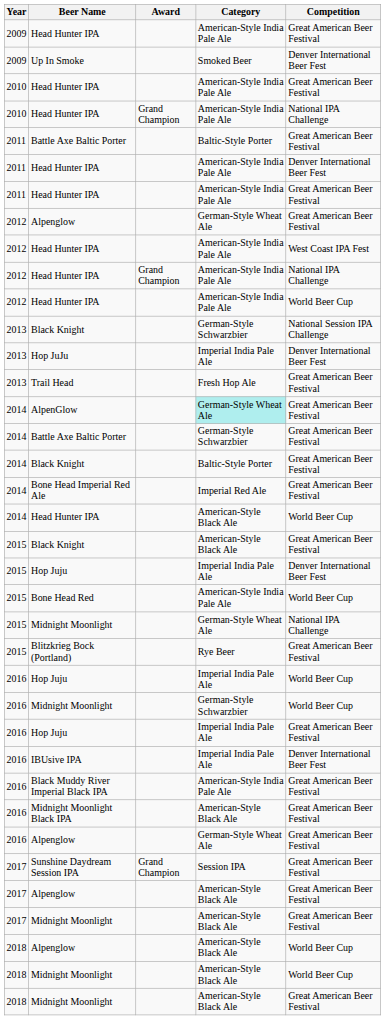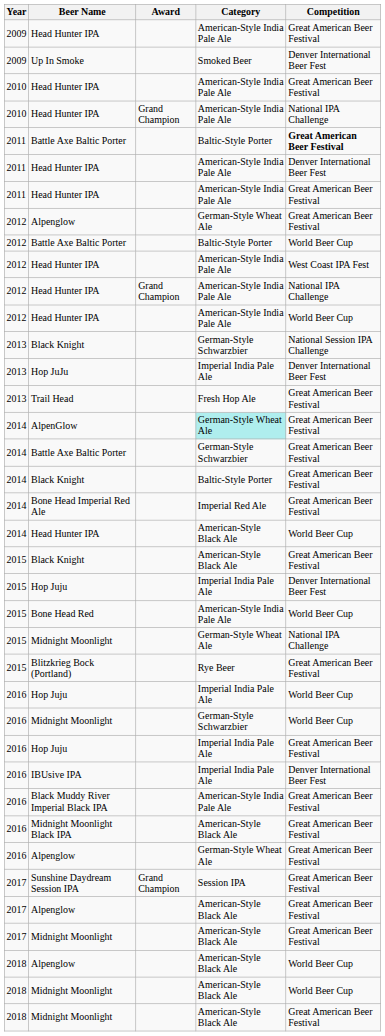(330, 141) normal -> (322, 141) bold
+ row: (17, 243)
